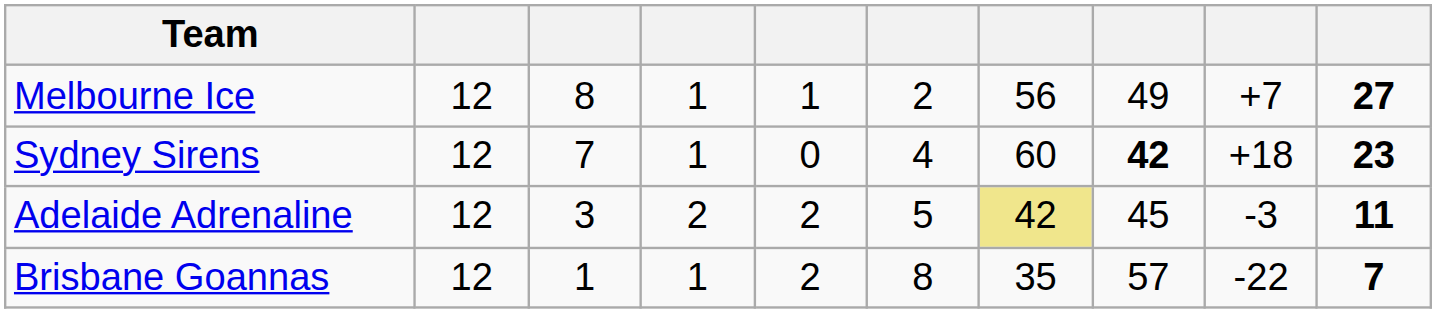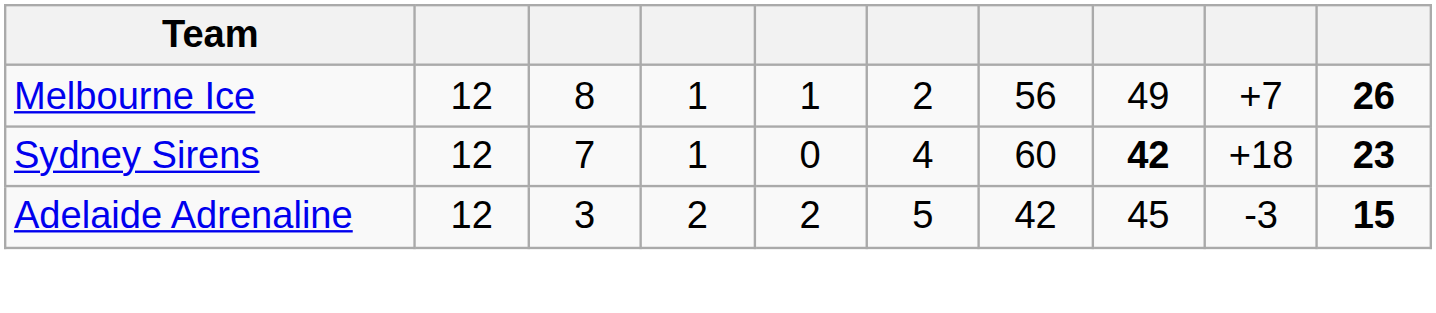(1374, 95) 27 -> (1374, 95) 26
(1036, 215) khaki background -> (1036, 215) no background
(1374, 215) 11 -> (1374, 215) 15
- row: (172, 276)
